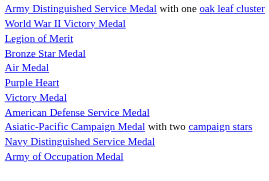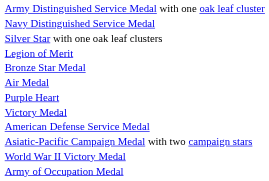rows swapped: (80, 141) <-> (65, 23)
+ row: (84, 38)
